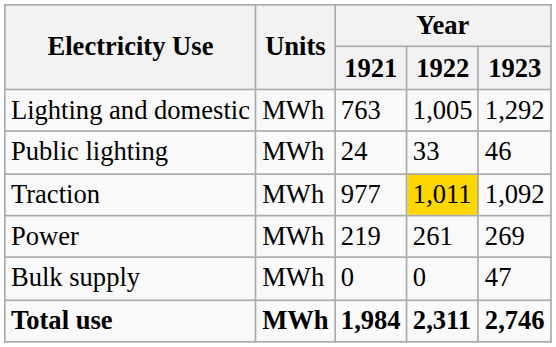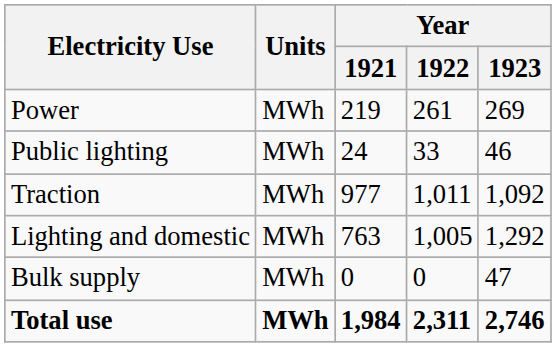rows swapped: (130, 109) <-> (45, 236)
(442, 194) gold background -> (442, 194) no background
